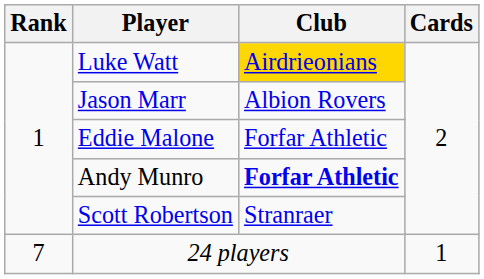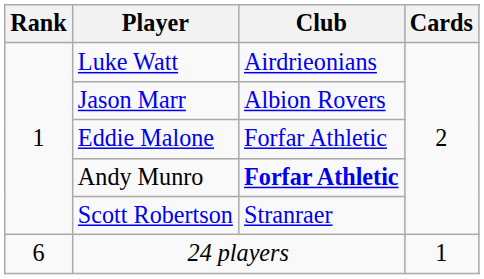(310, 61) gold background -> (310, 61) no background
(39, 253) 7 -> (39, 253) 6
